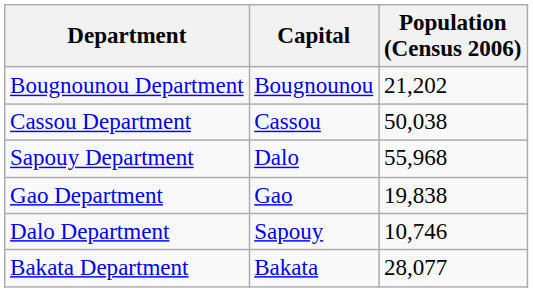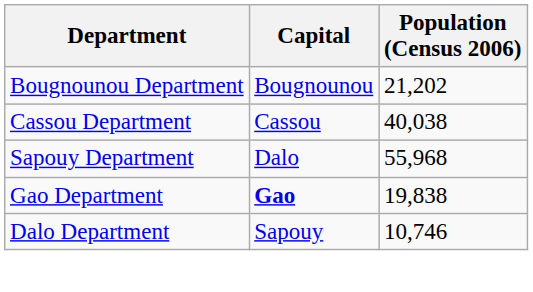(416, 121) 50,038 -> (416, 121) 40,038
(273, 194) normal -> (275, 194) bold
- row: (99, 267)
